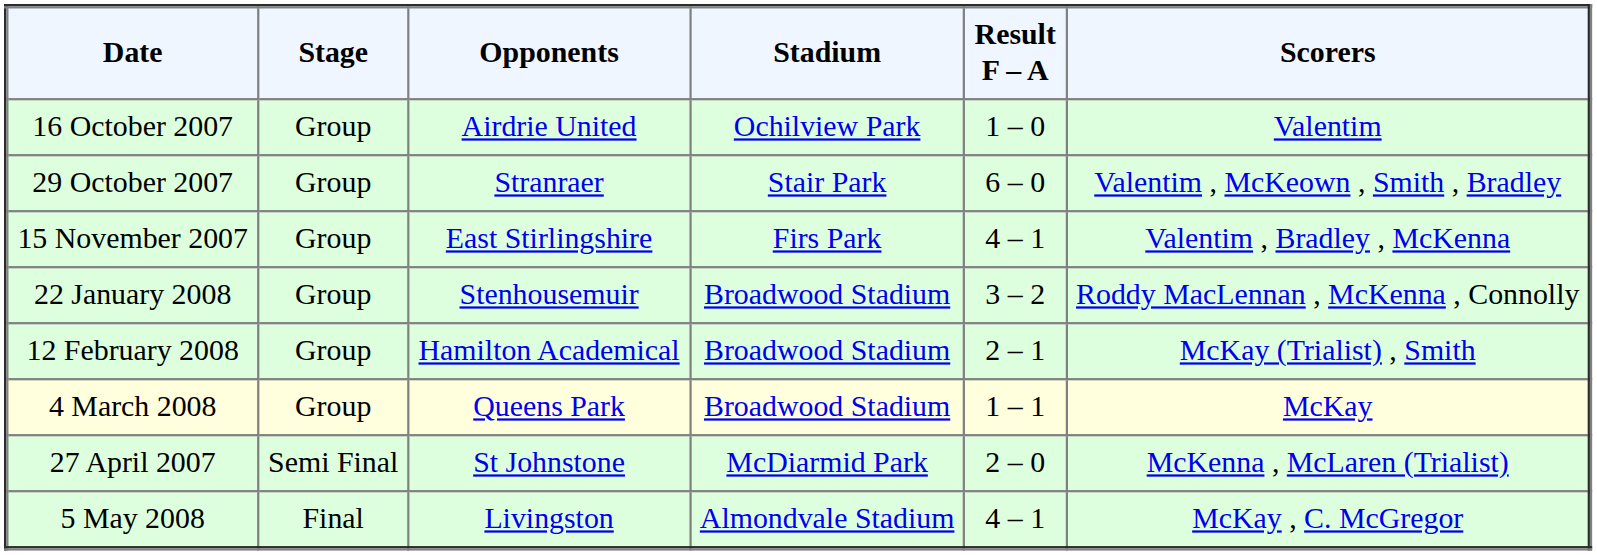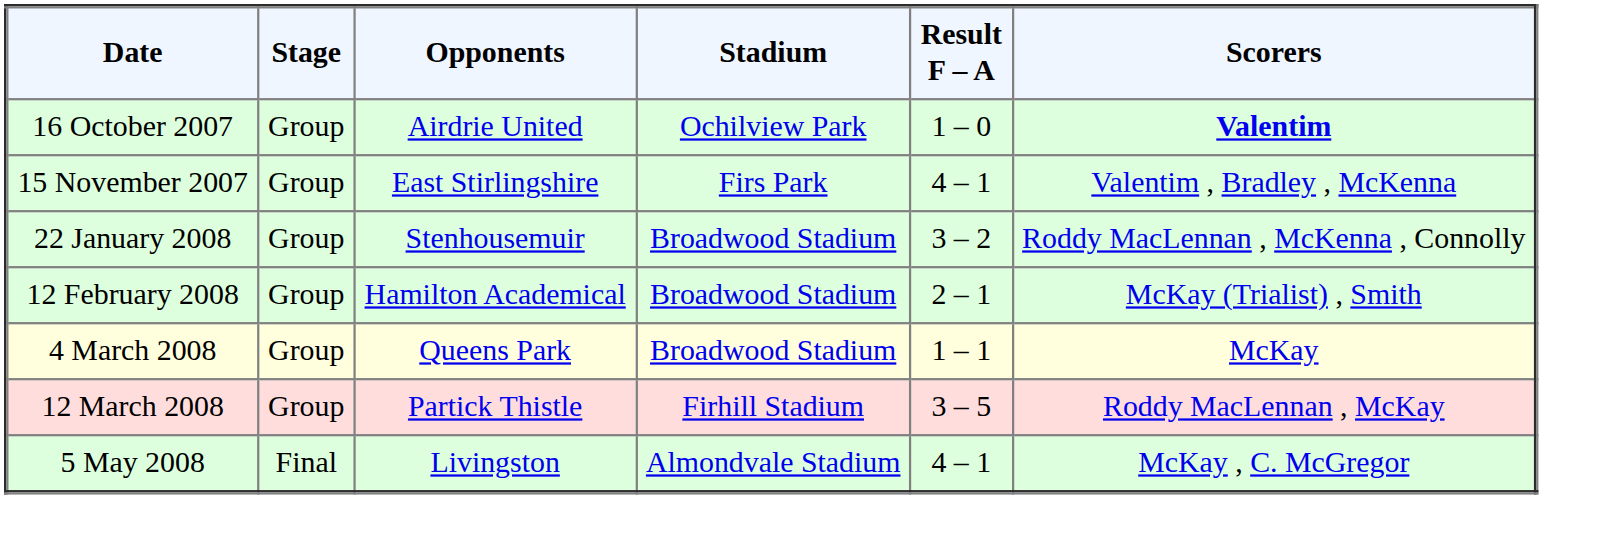(1328, 126) normal -> (1274, 126) bold
- row: (133, 182)
+ row: (133, 406)
- row: (133, 462)
